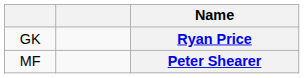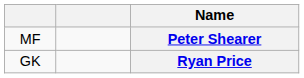rows swapped: (215, 38) <-> (215, 61)
